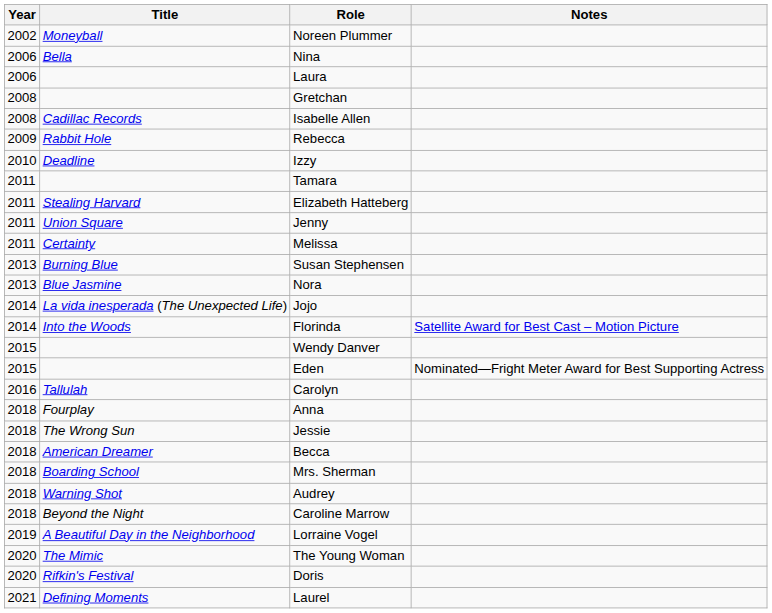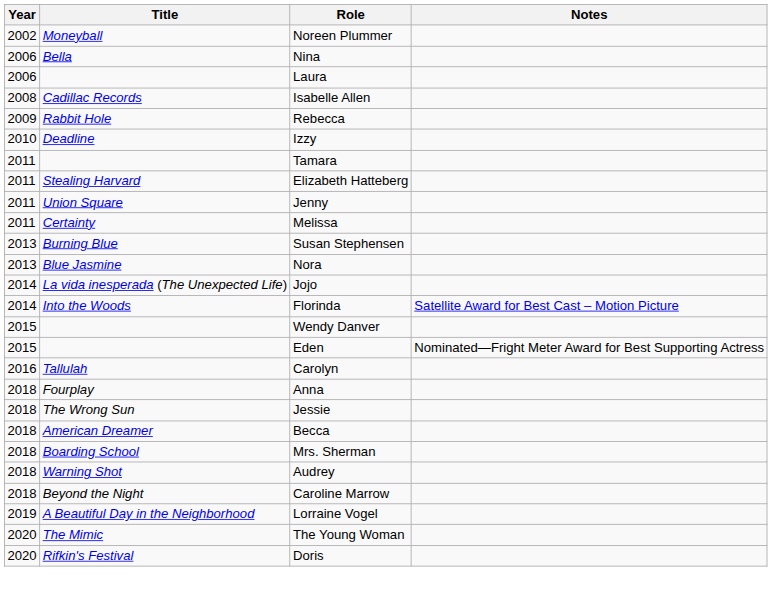- row: (320, 98)
- row: (311, 597)
